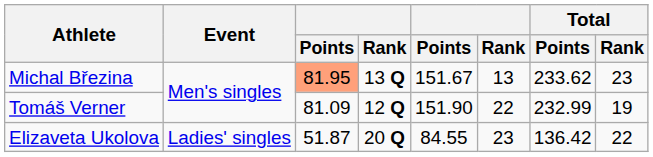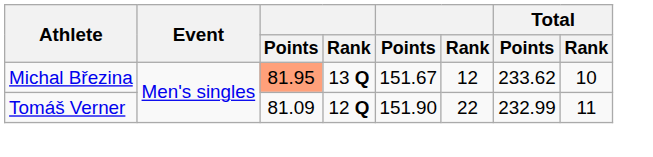(503, 78) 13 -> (468, 78) 12
(622, 78) 23 -> (586, 78) 10
(622, 108) 19 -> (586, 108) 11
- row: (84, 137)
